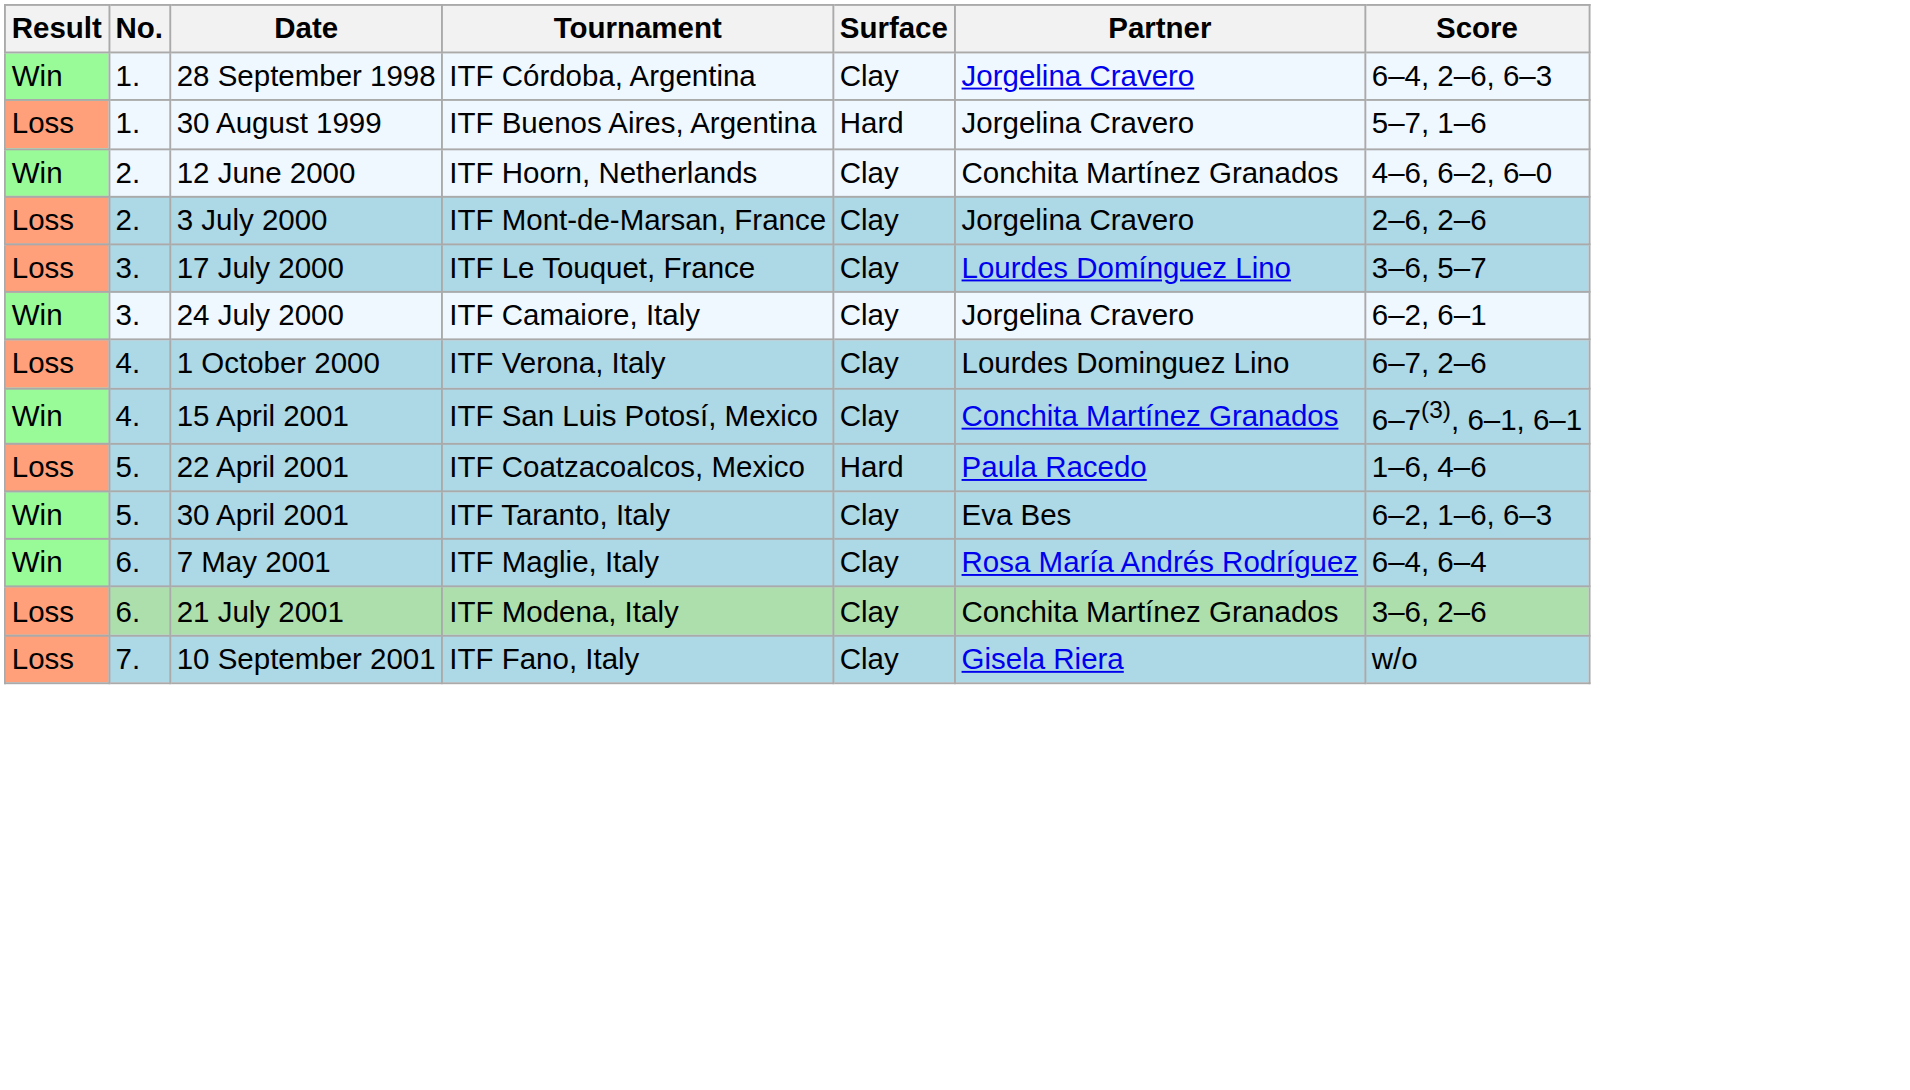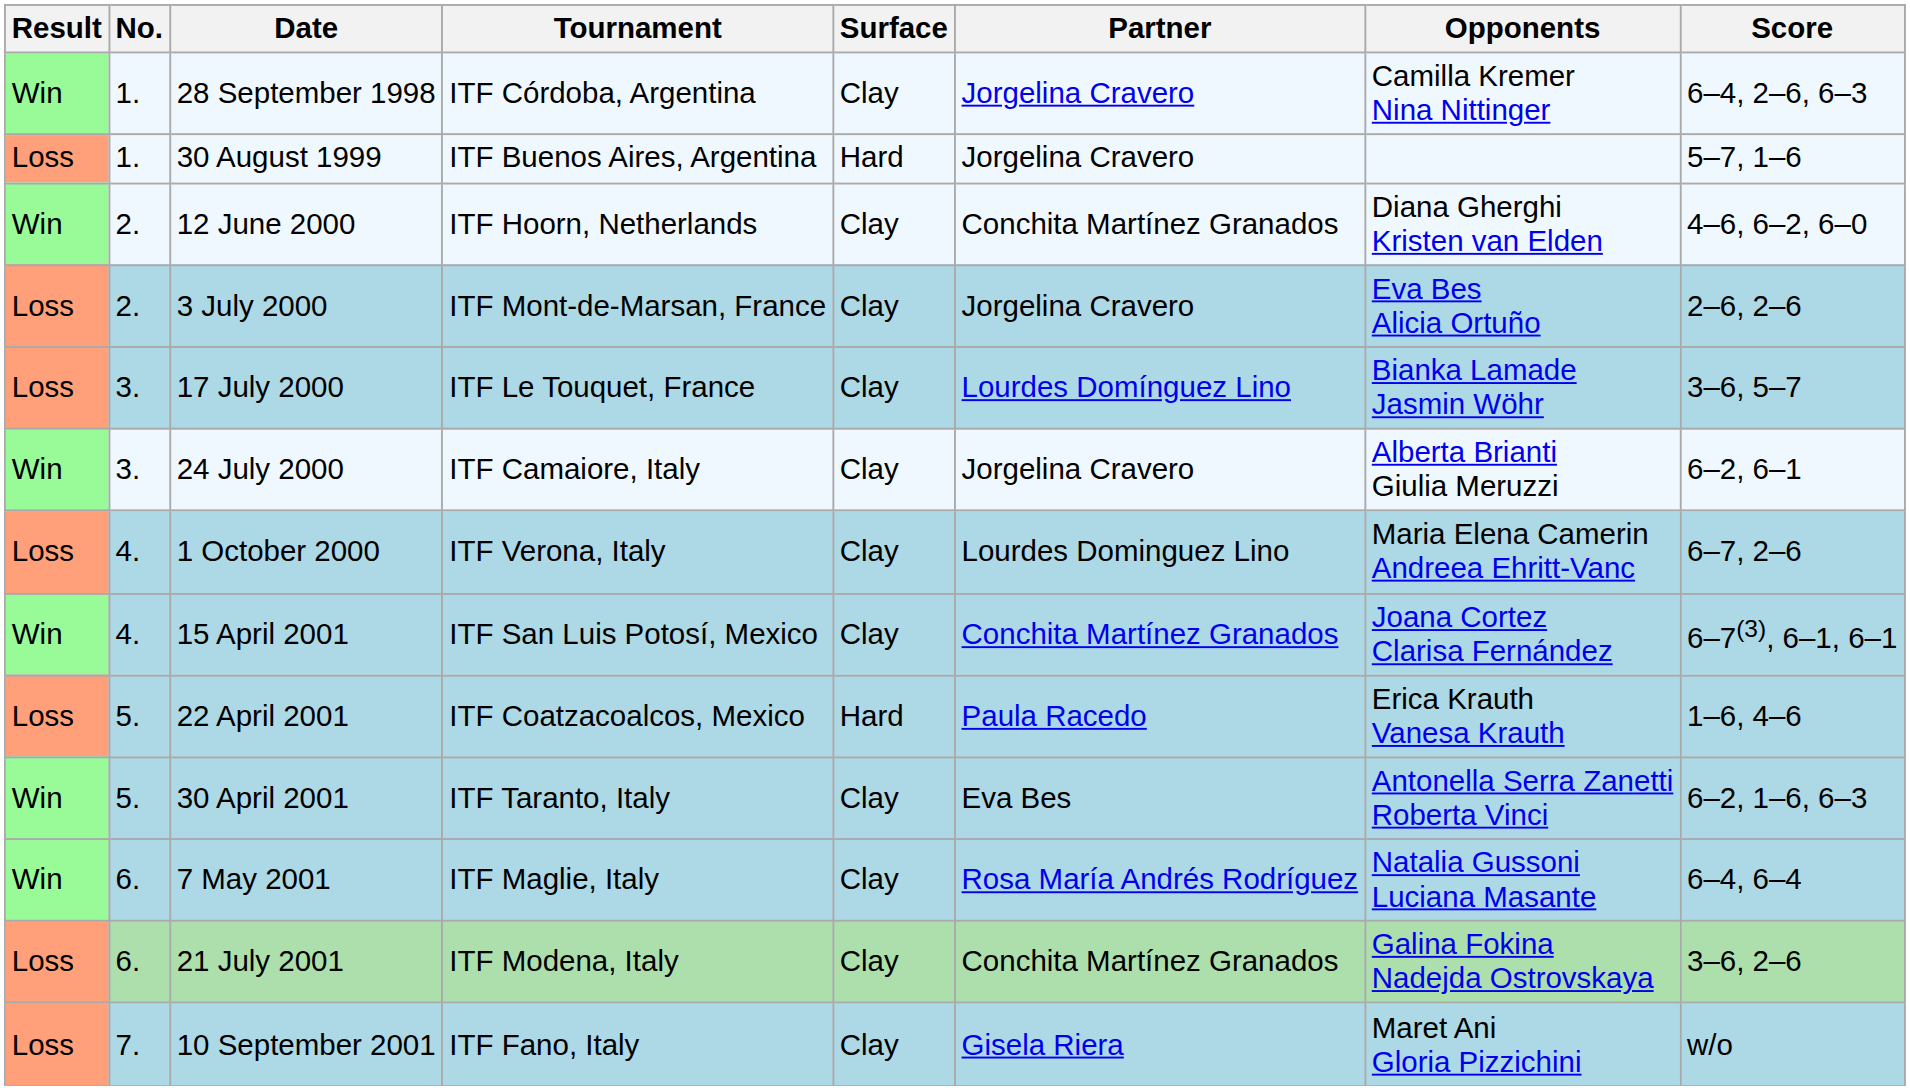+ column: (1523, 27)
